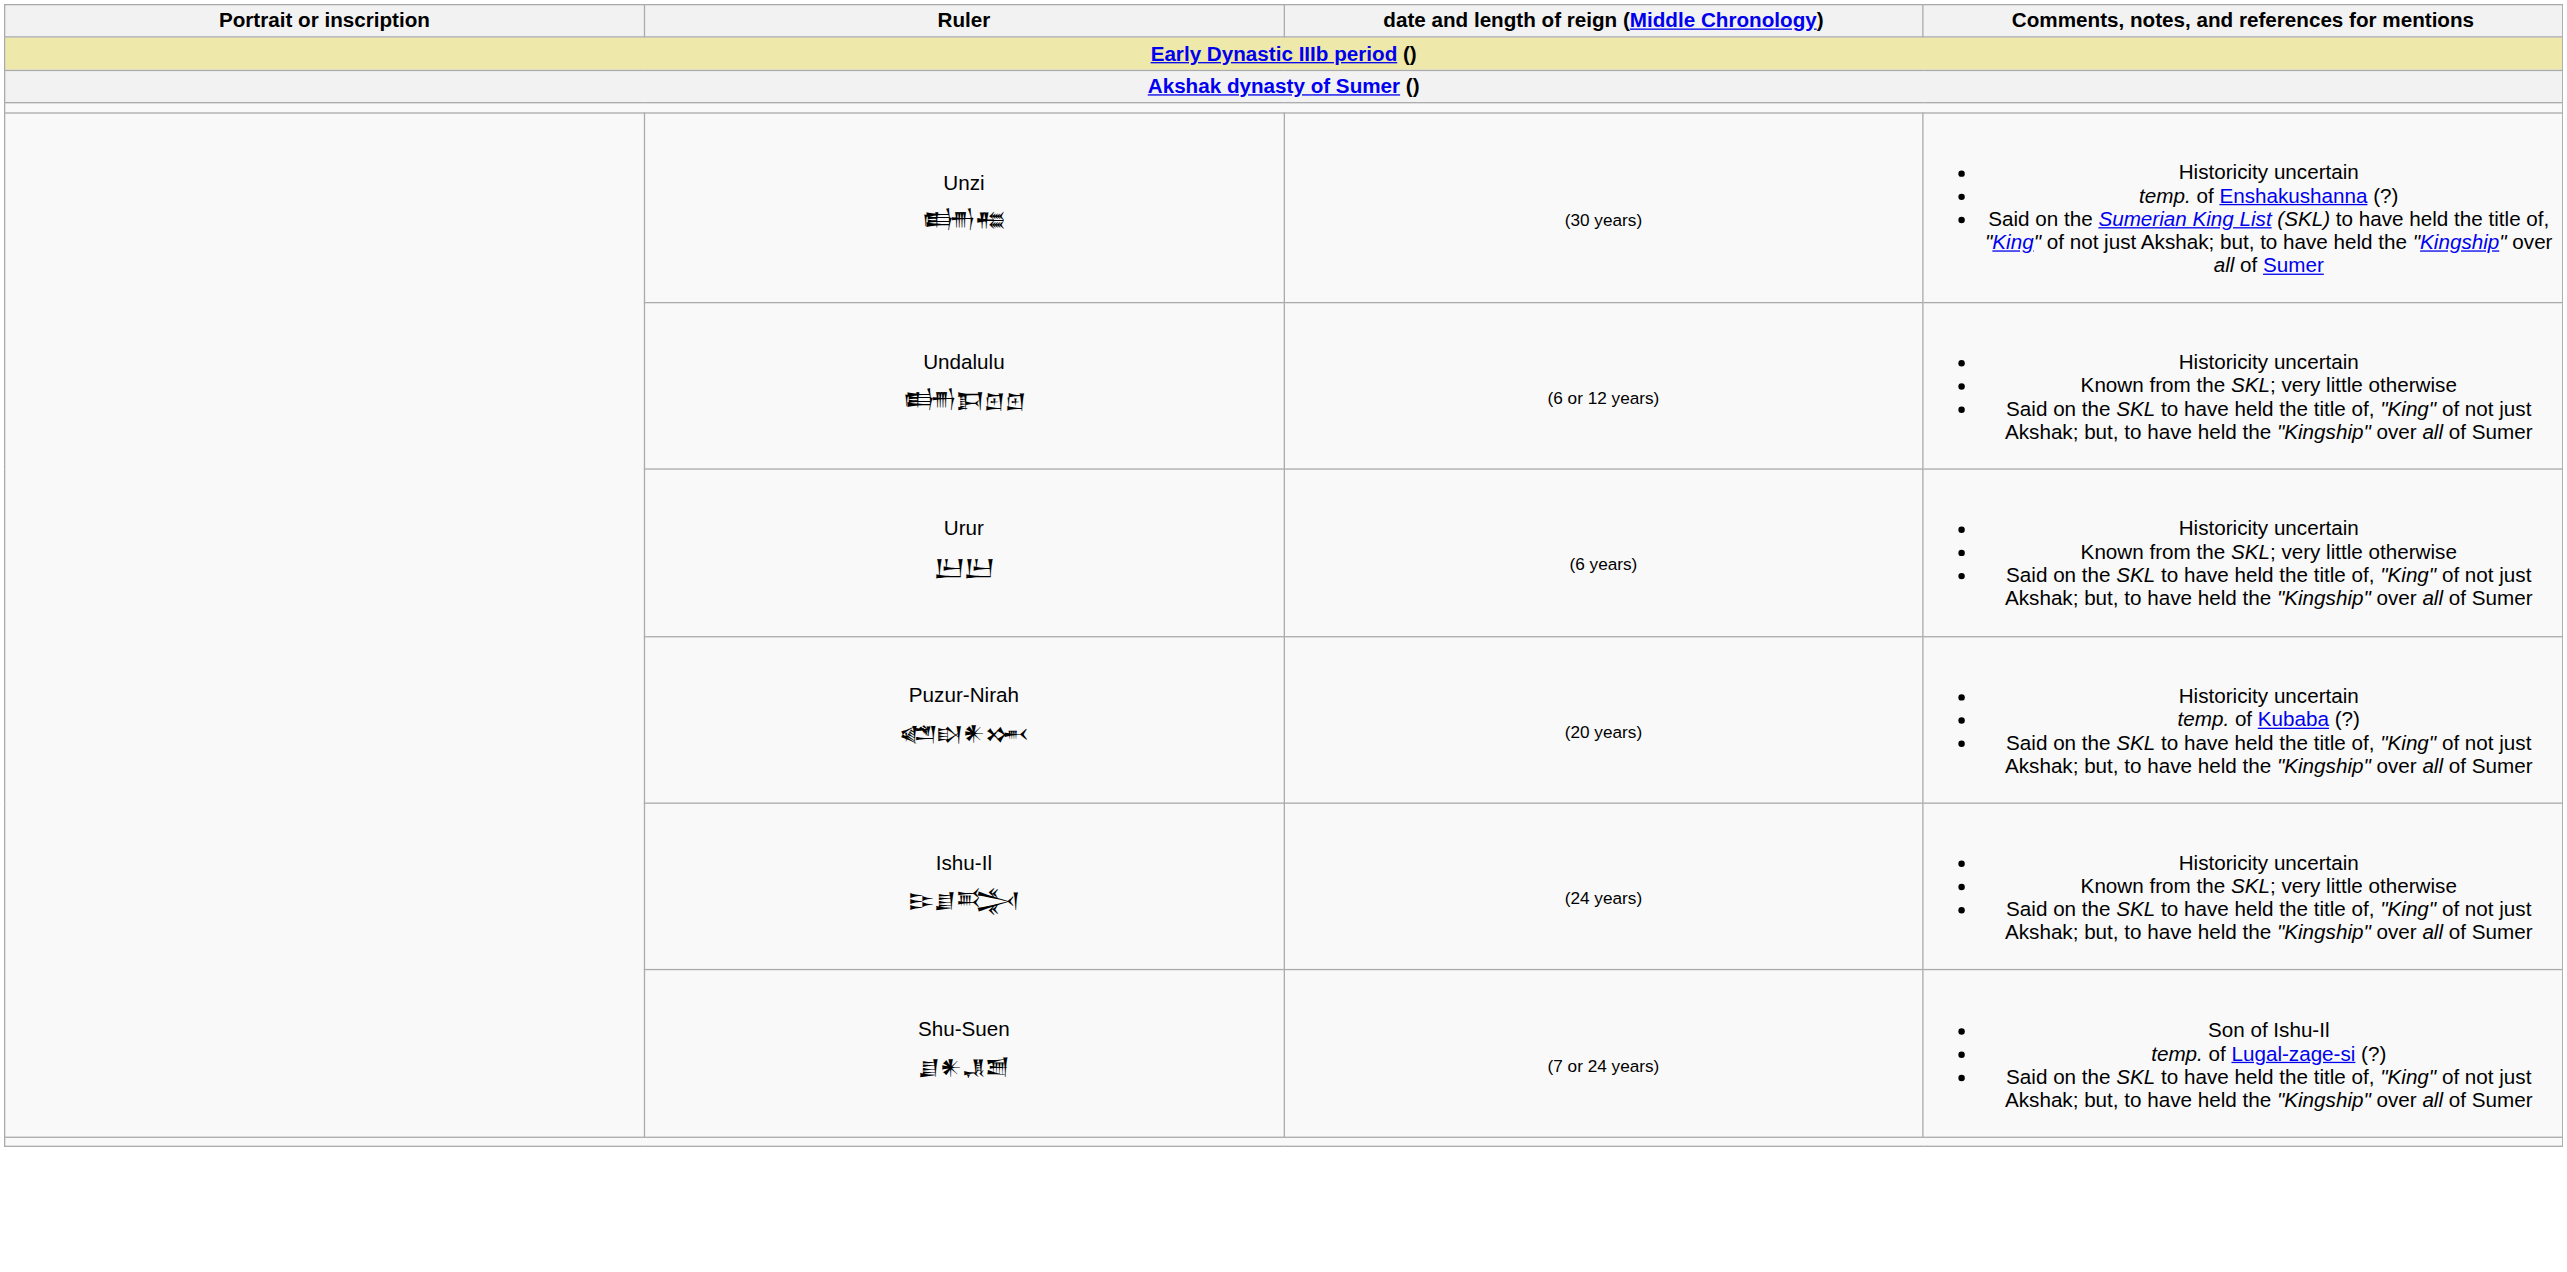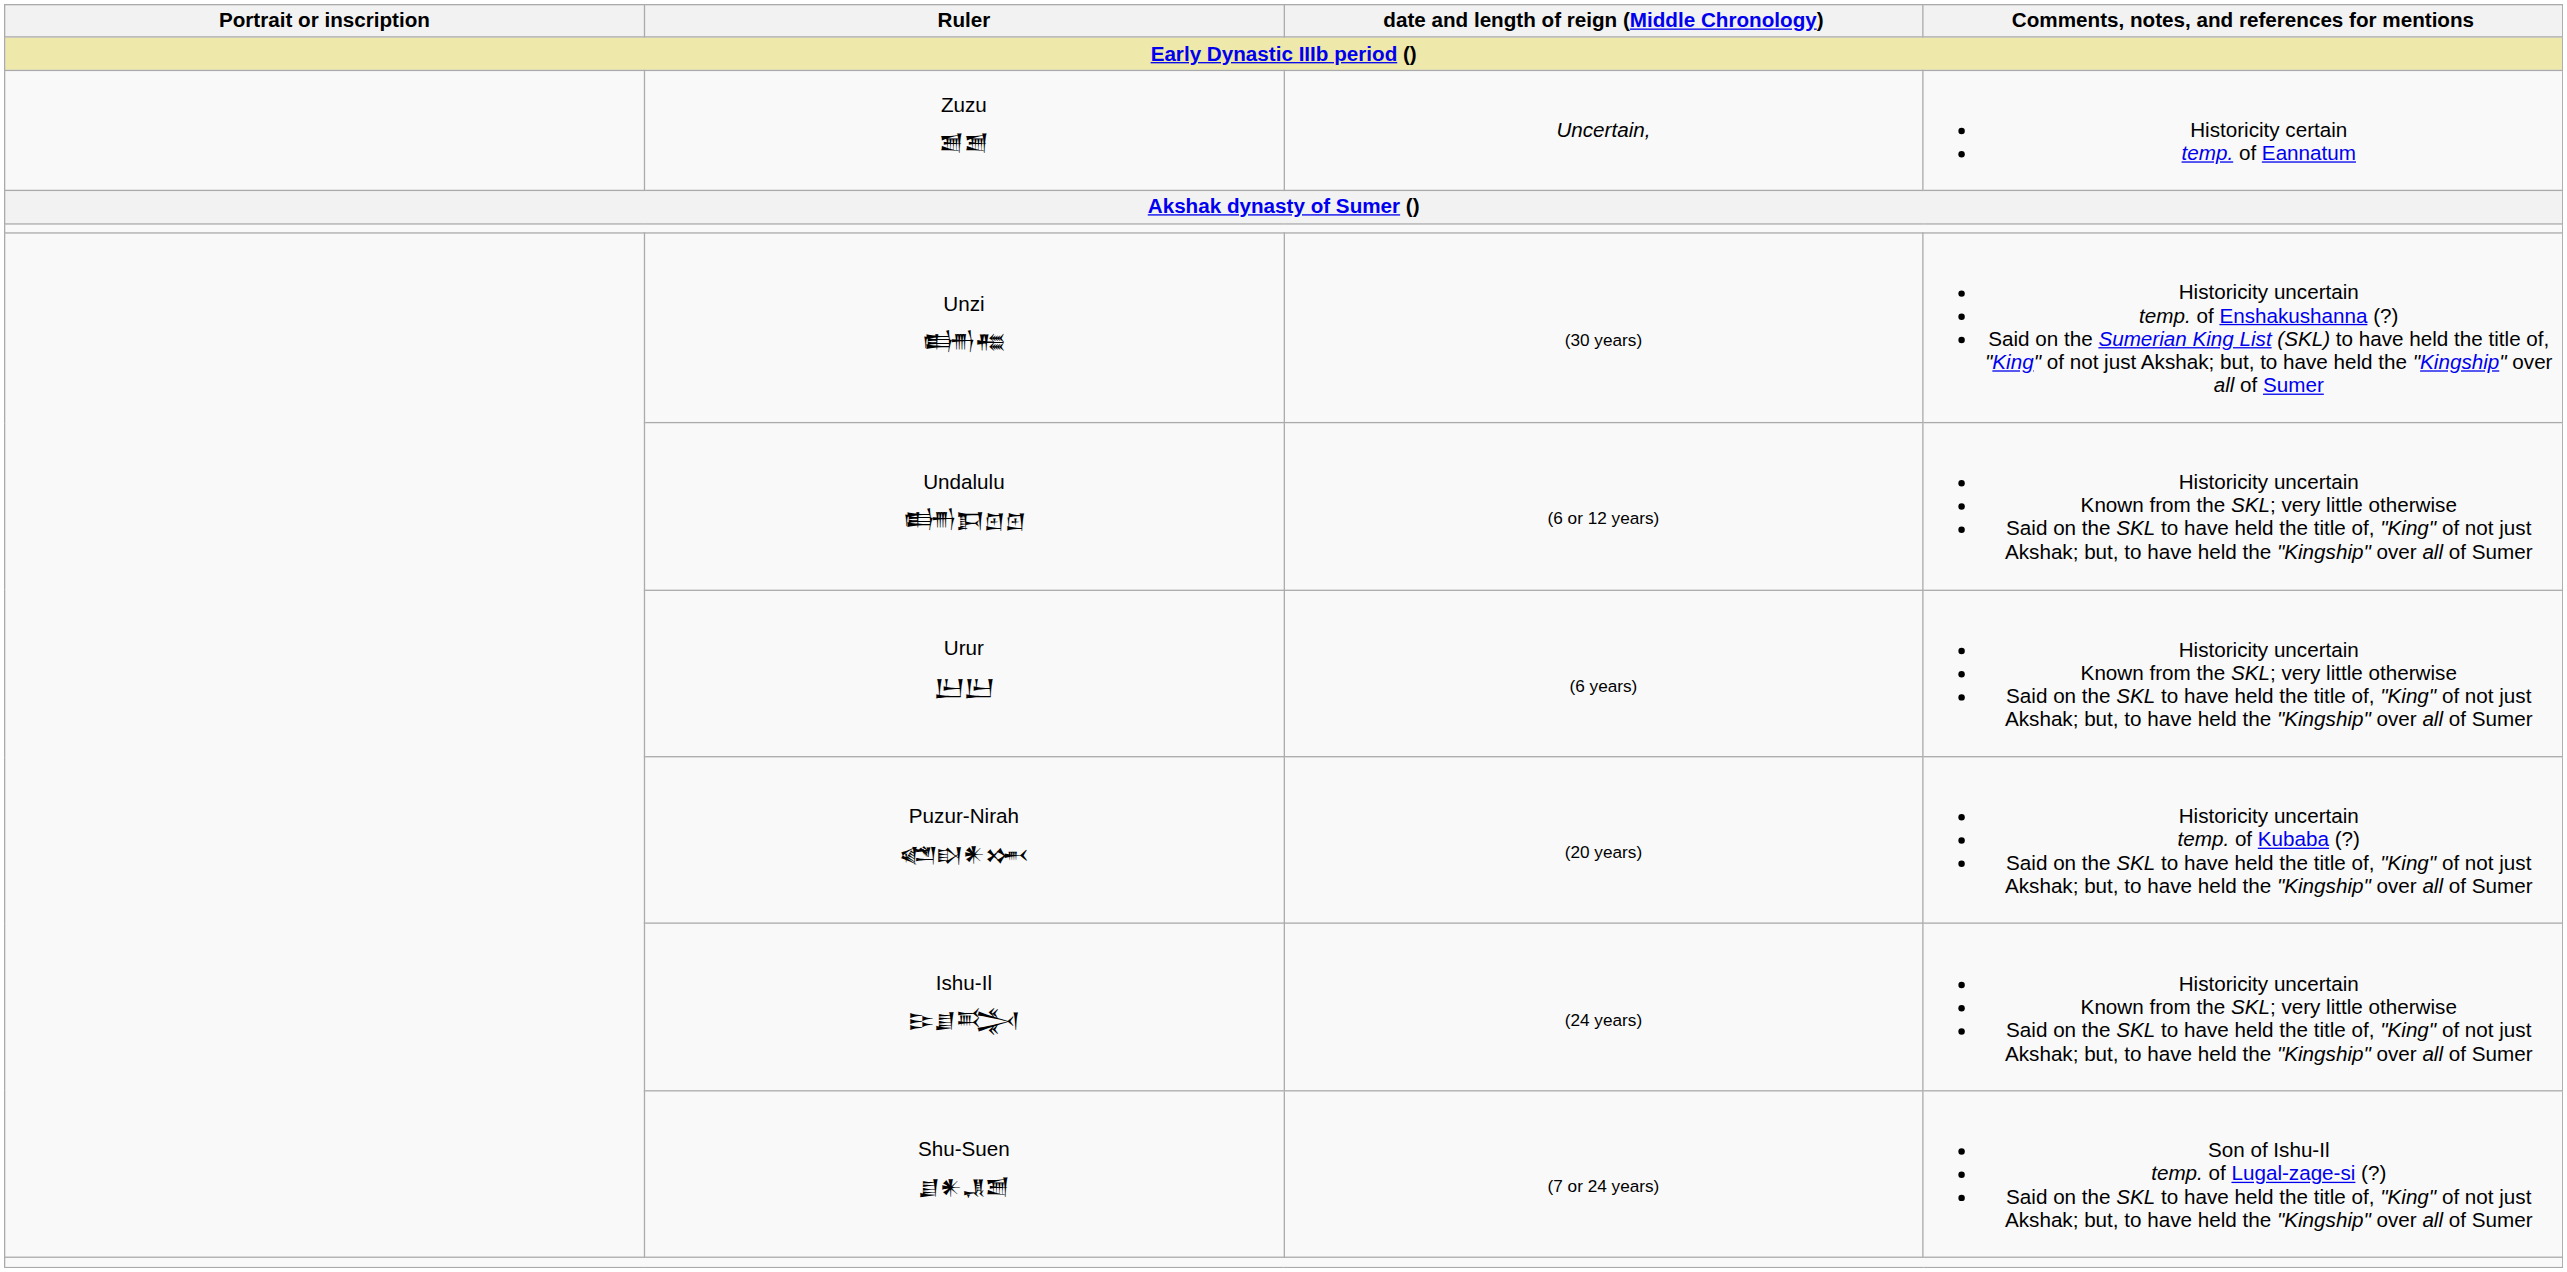+ row: (964, 125)
